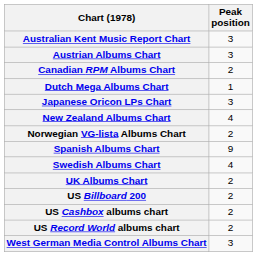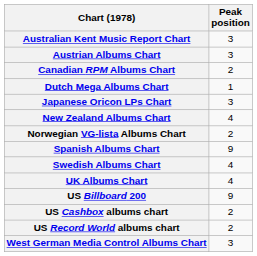(231, 180) 2 -> (231, 180) 4
(231, 196) 2 -> (231, 196) 9
